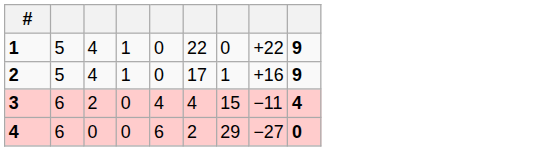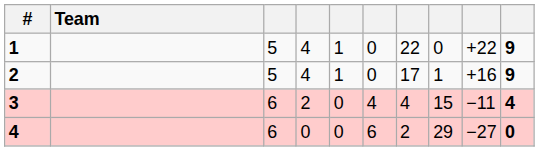+ column: (77, 19)
